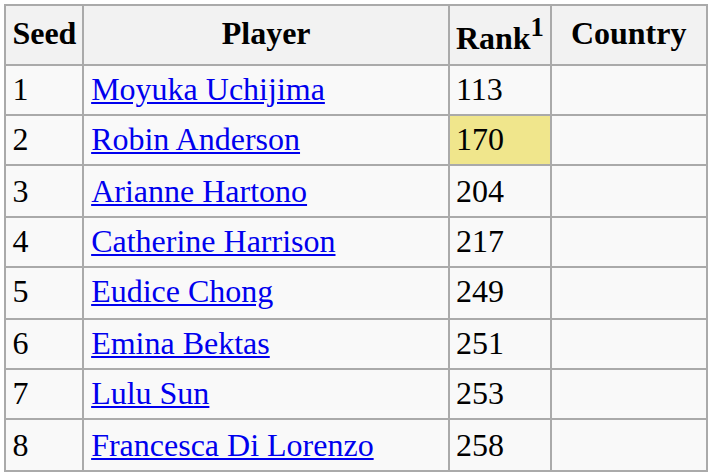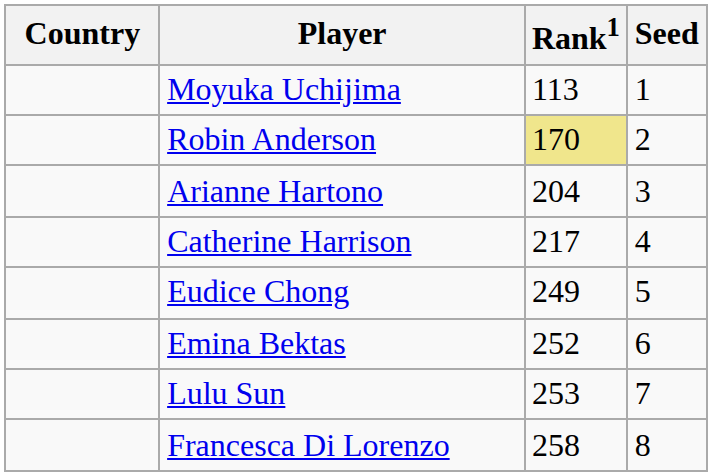columns swapped: (629, 34) <-> (44, 34)
(480, 343) 251 -> (556, 343) 252
